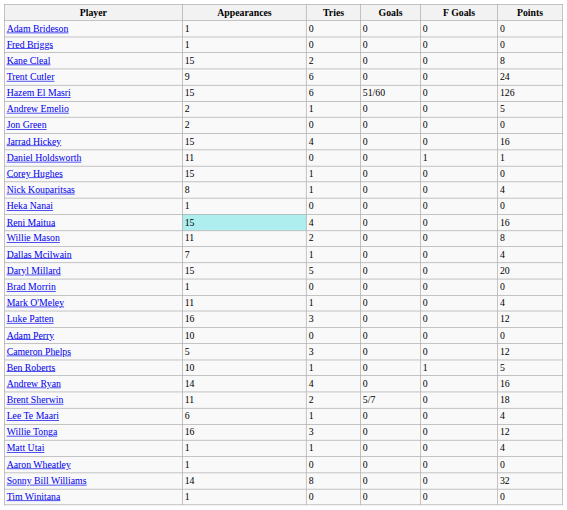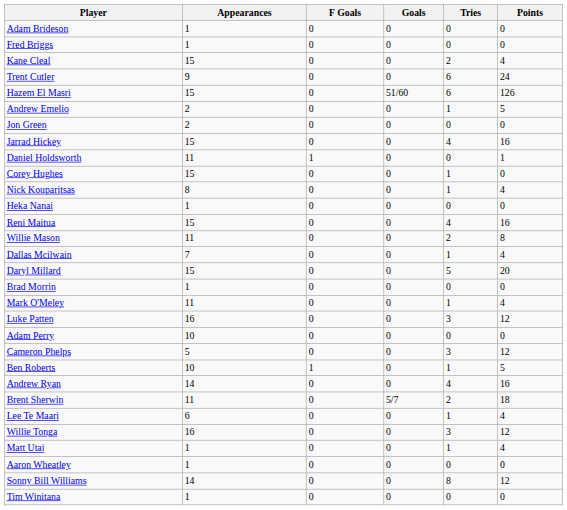columns swapped: (334, 12) <-> (459, 12)
(502, 61) 8 -> (502, 61) 4
(190, 222) paleturquoise background -> (190, 222) no background
(505, 481) 32 -> (505, 481) 12
